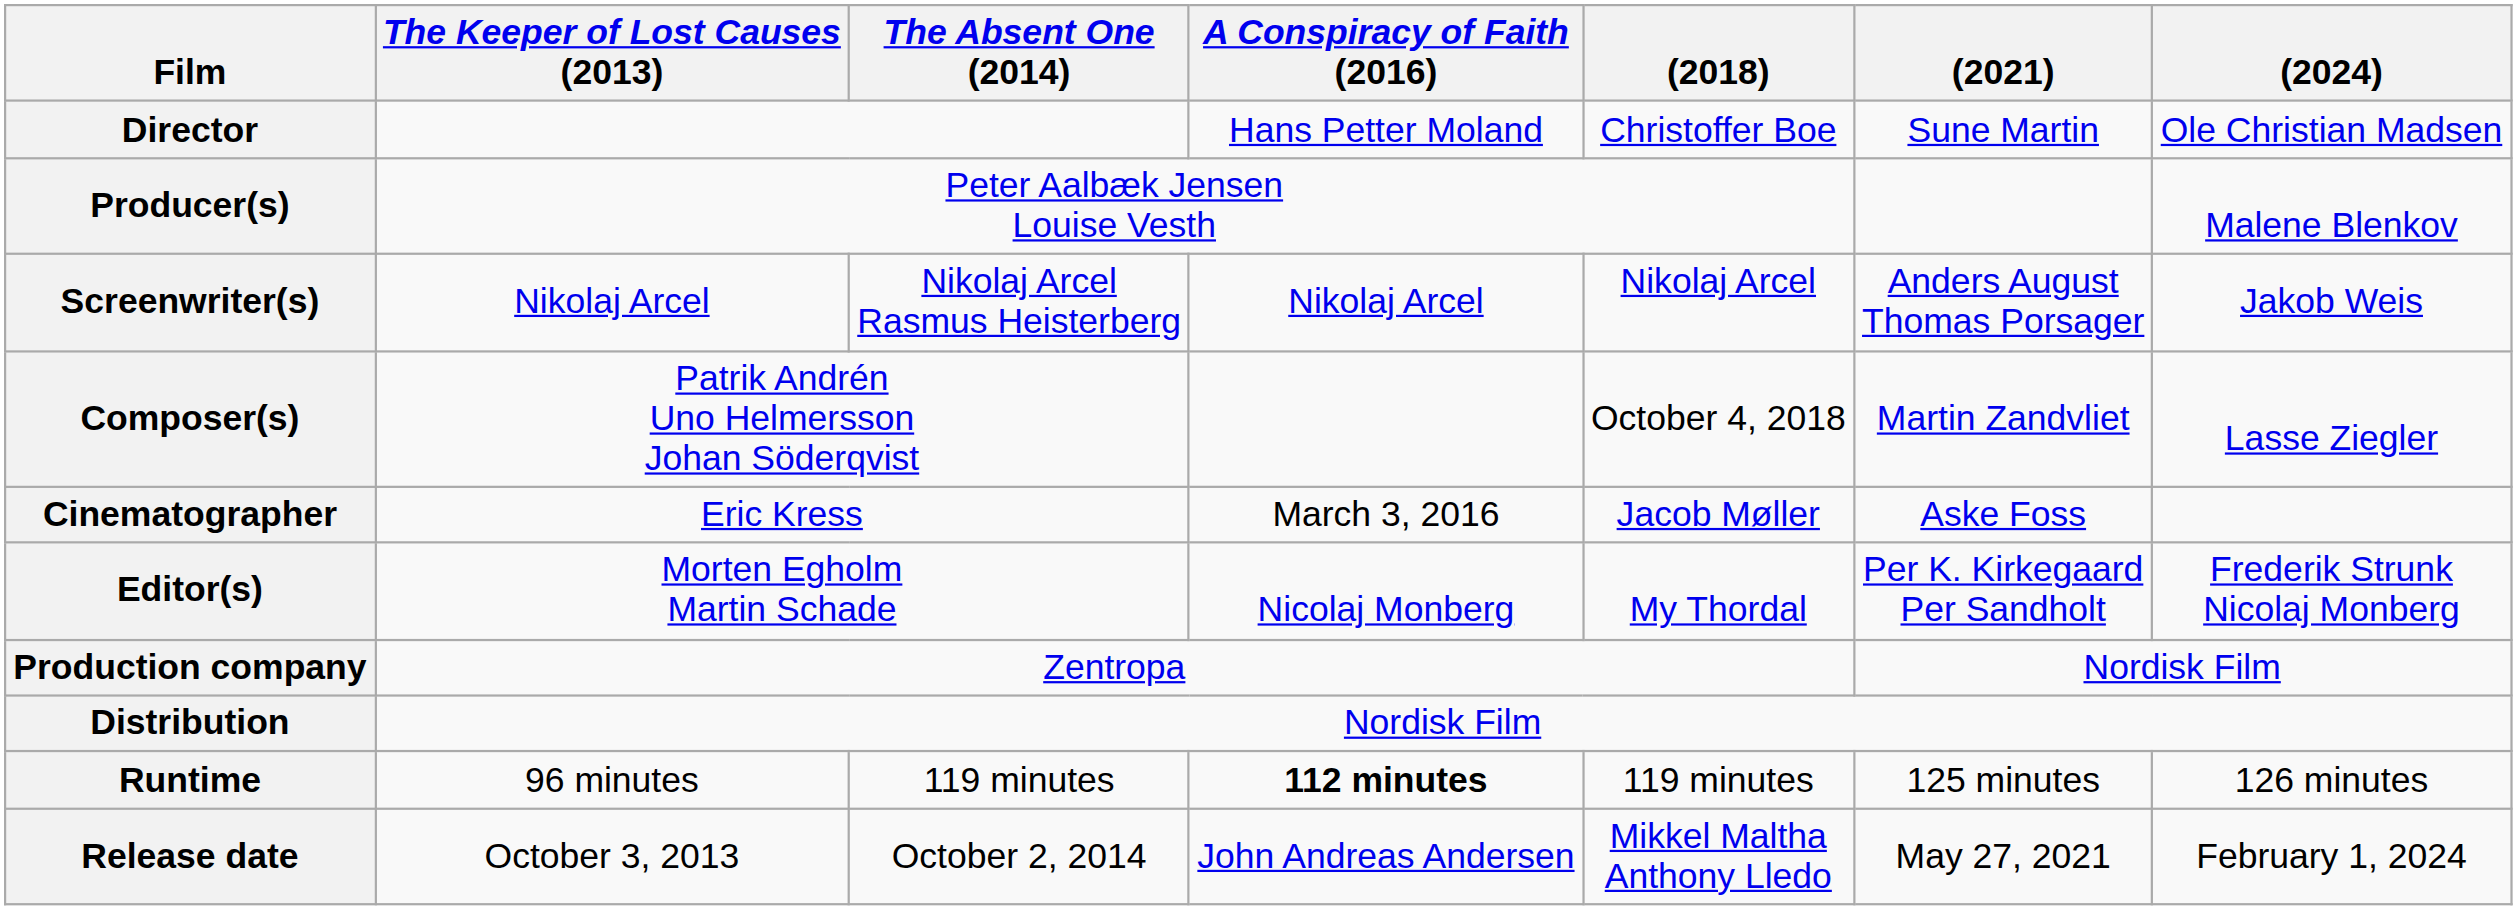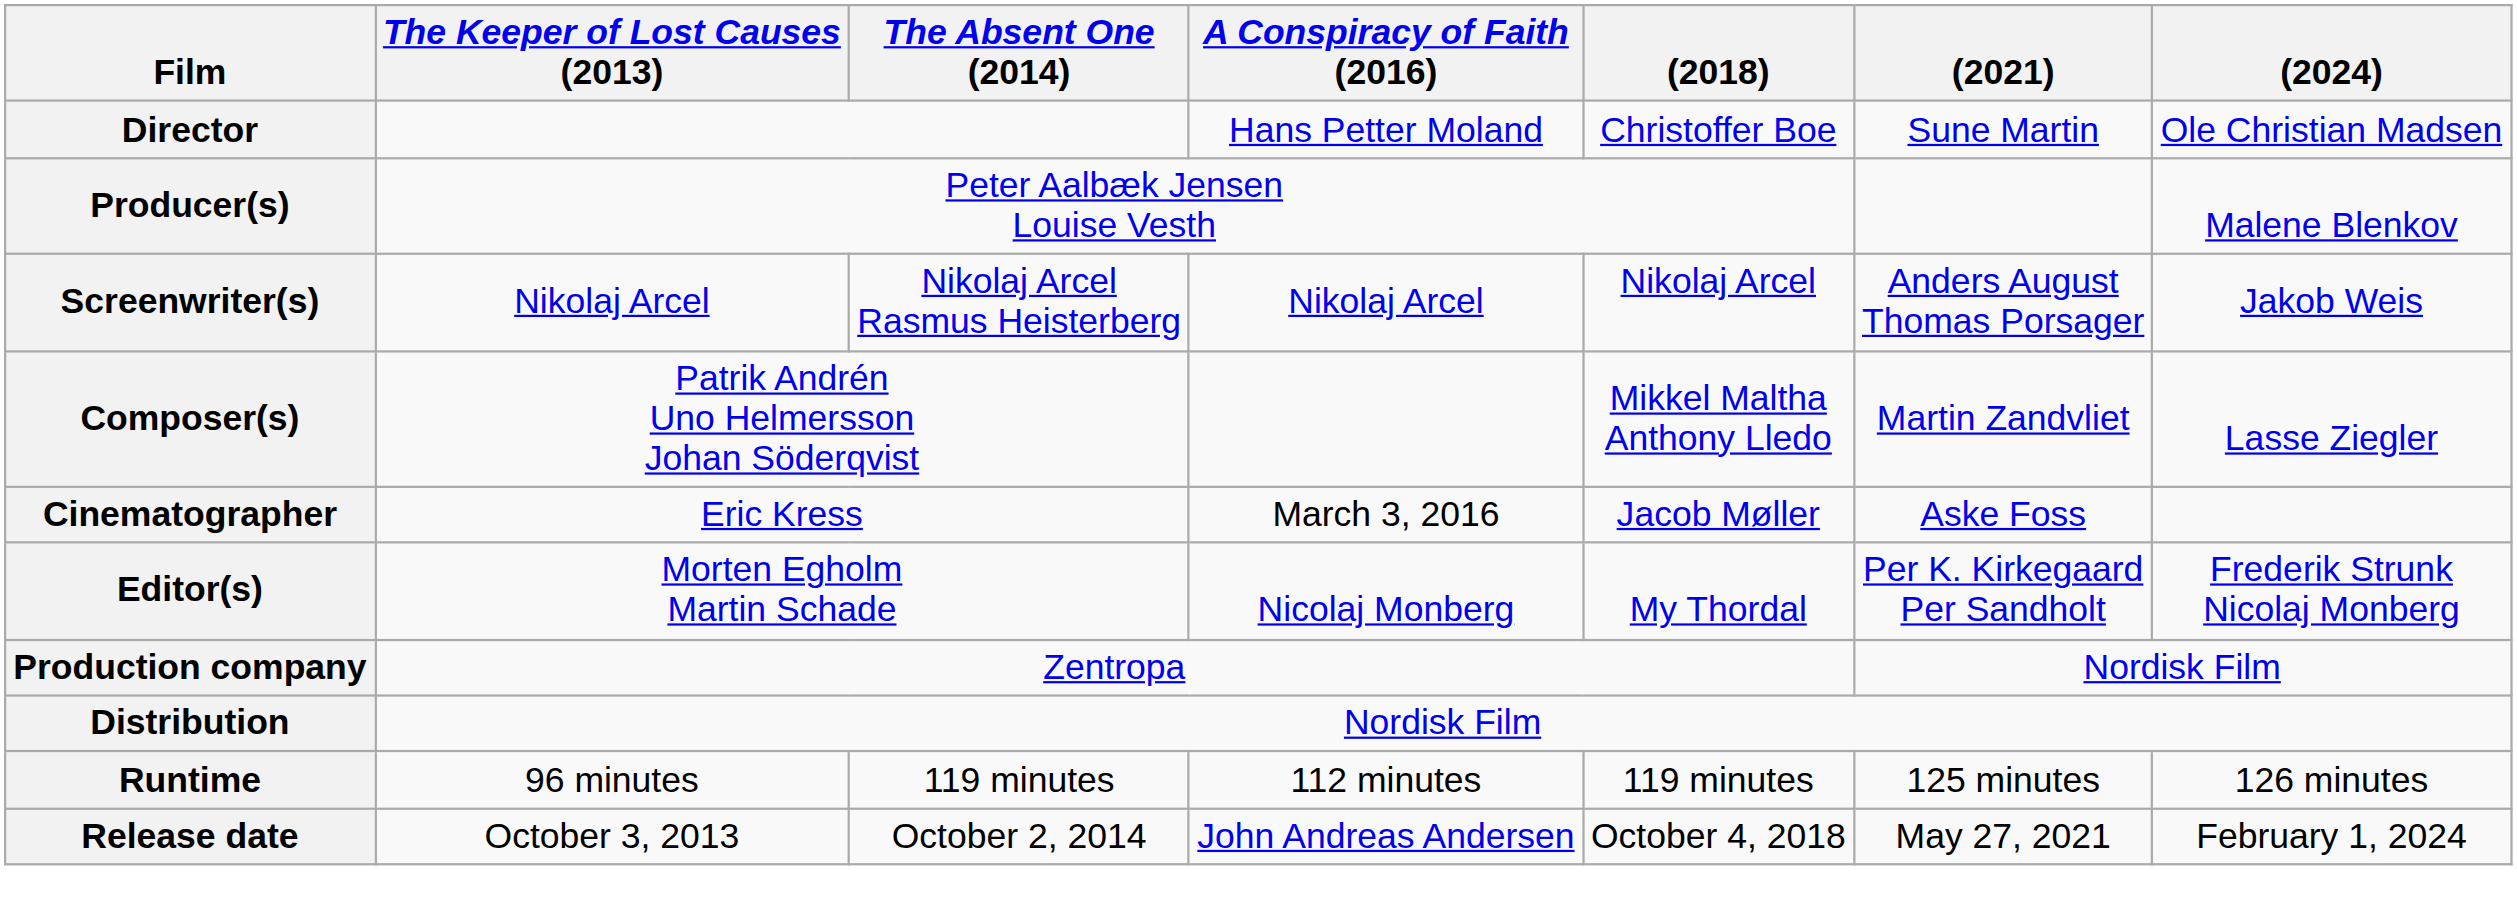(1718, 417) October 4, 2018 -> (1718, 417) Mikkel Maltha Anthony Lledo
(1386, 779) bold -> (1386, 779) normal
(1718, 855) Mikkel Maltha Anthony Lledo -> (1718, 835) October 4, 2018
